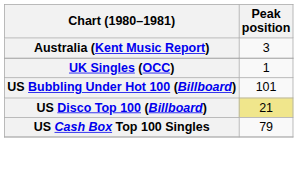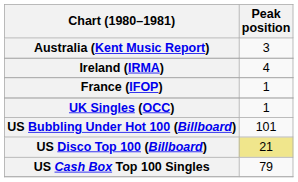+ row: (122, 68)
+ row: (122, 87)
